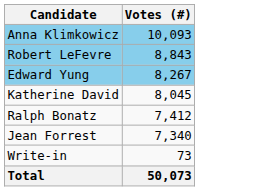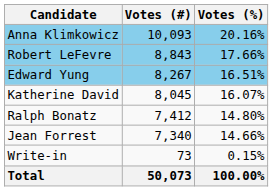+ column: (231, 15)
